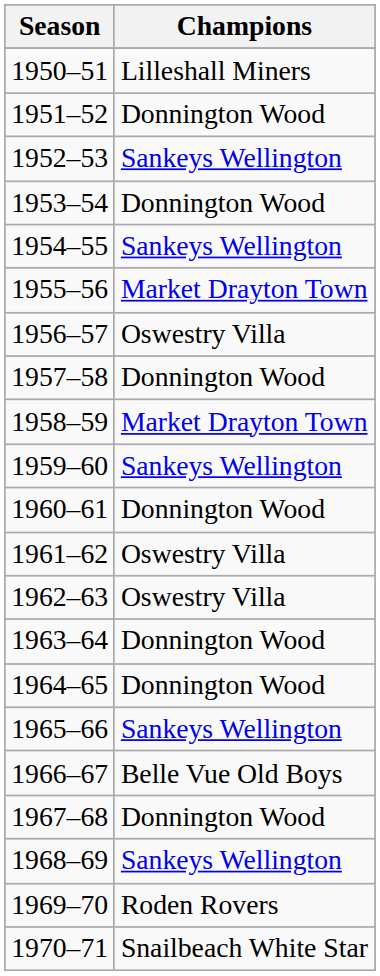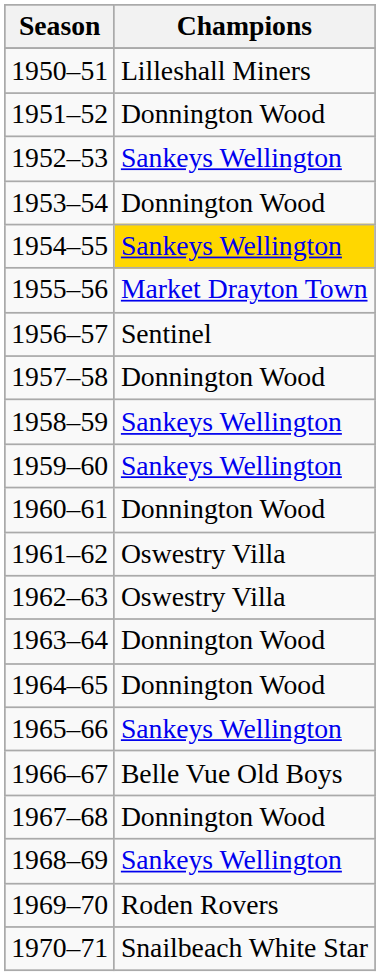(231, 245) no background -> (231, 245) gold background
(203, 333) Oswestry Villa -> (166, 333) Sentinel
(244, 421) Market Drayton Town -> (231, 421) Sankeys Wellington
